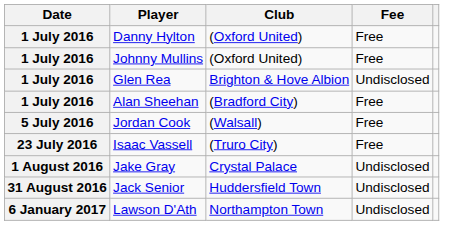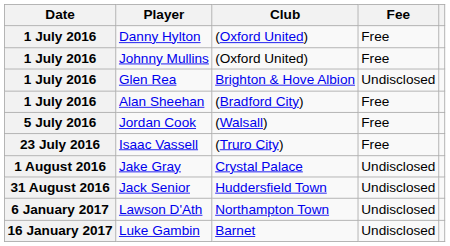+ row: (159, 230)
